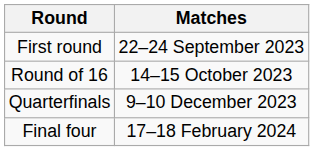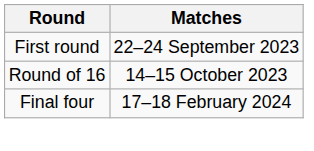- row: (59, 103)
